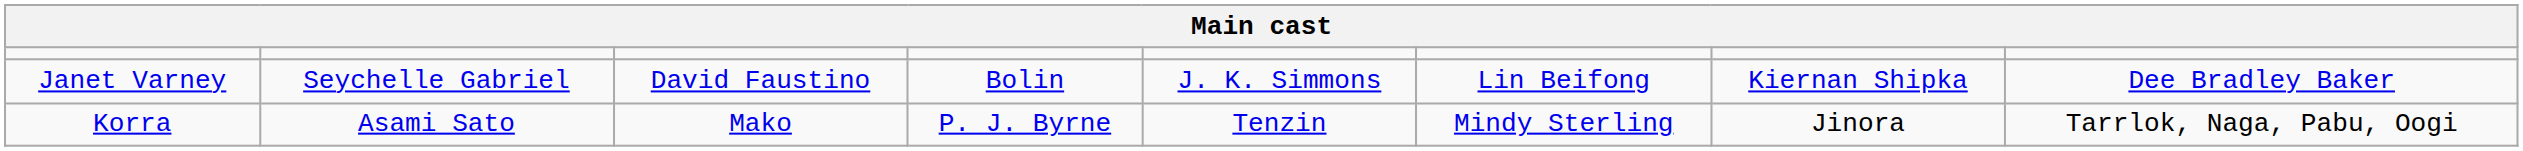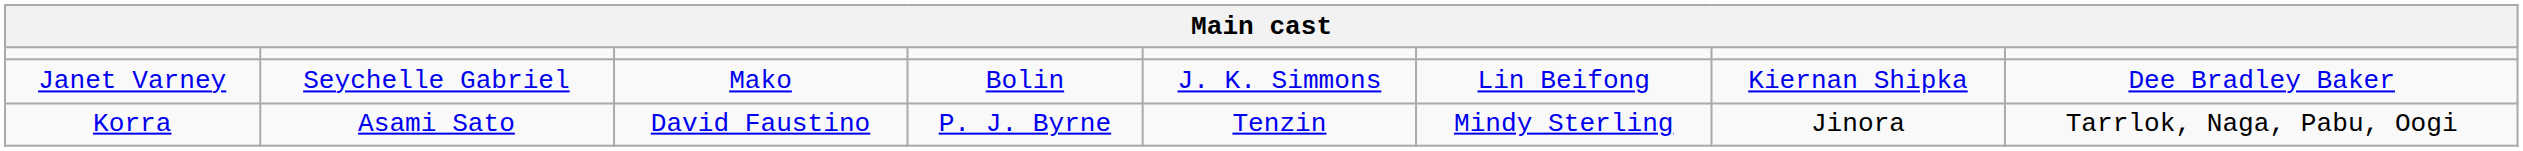(761, 81) David Faustino -> (761, 81) Mako
(761, 124) Mako -> (761, 124) David Faustino
